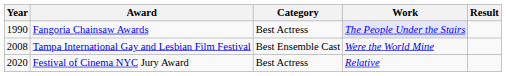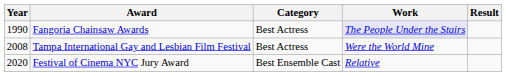(298, 46) Best Ensemble Cast -> (282, 46) Best Actress
(282, 63) Best Actress -> (298, 63) Best Ensemble Cast
